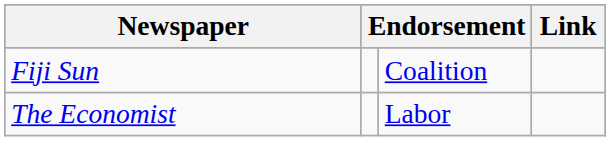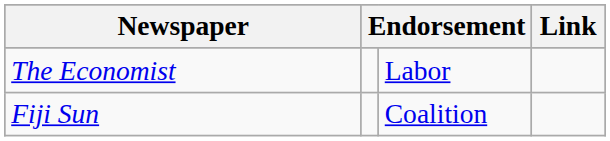rows swapped: (55, 69) <-> (93, 113)
